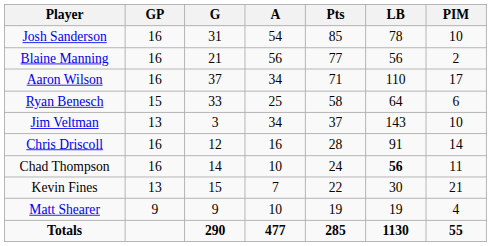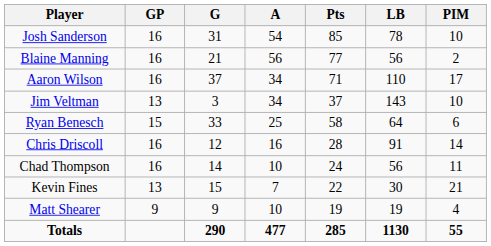rows swapped: (65, 101) <-> (65, 123)
(396, 166) bold -> (396, 166) normal
